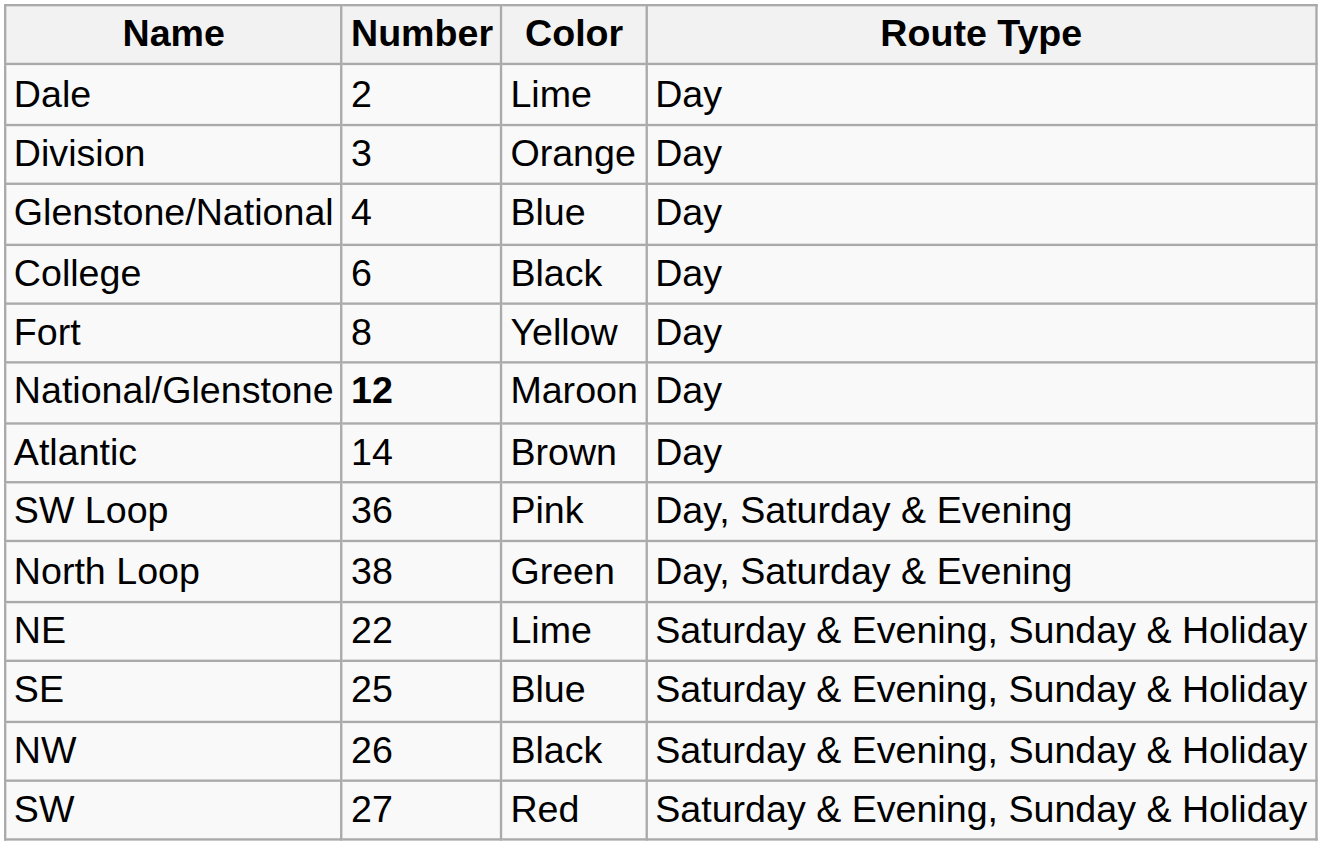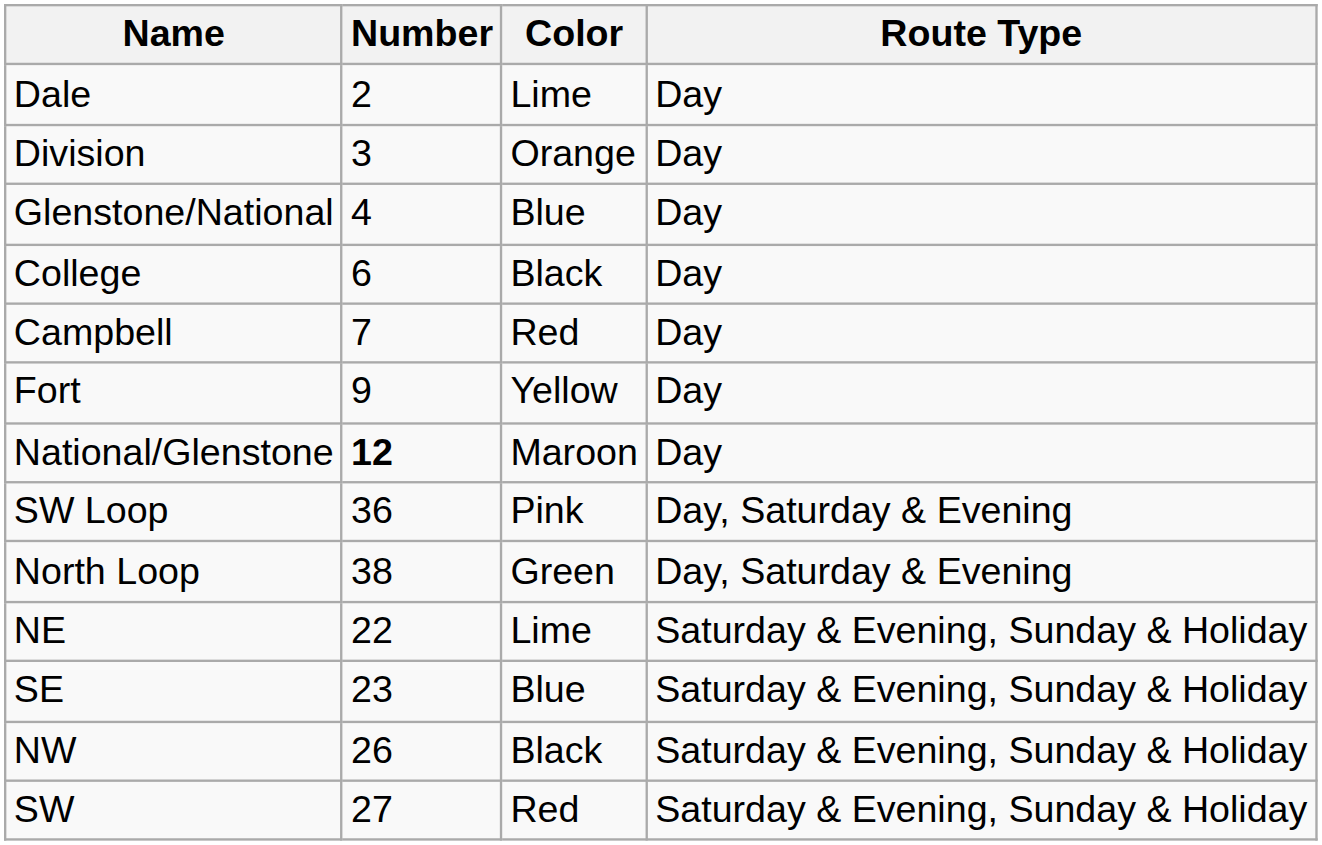+ row: (93, 332)
(361, 332) 8 -> (361, 392) 9
- row: (75, 451)
(372, 690) 25 -> (372, 690) 23
